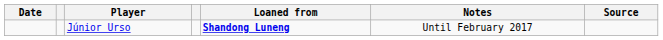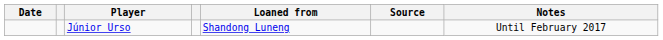columns swapped: (478, 12) <-> (621, 12)
(246, 28) bold -> (246, 28) normal
